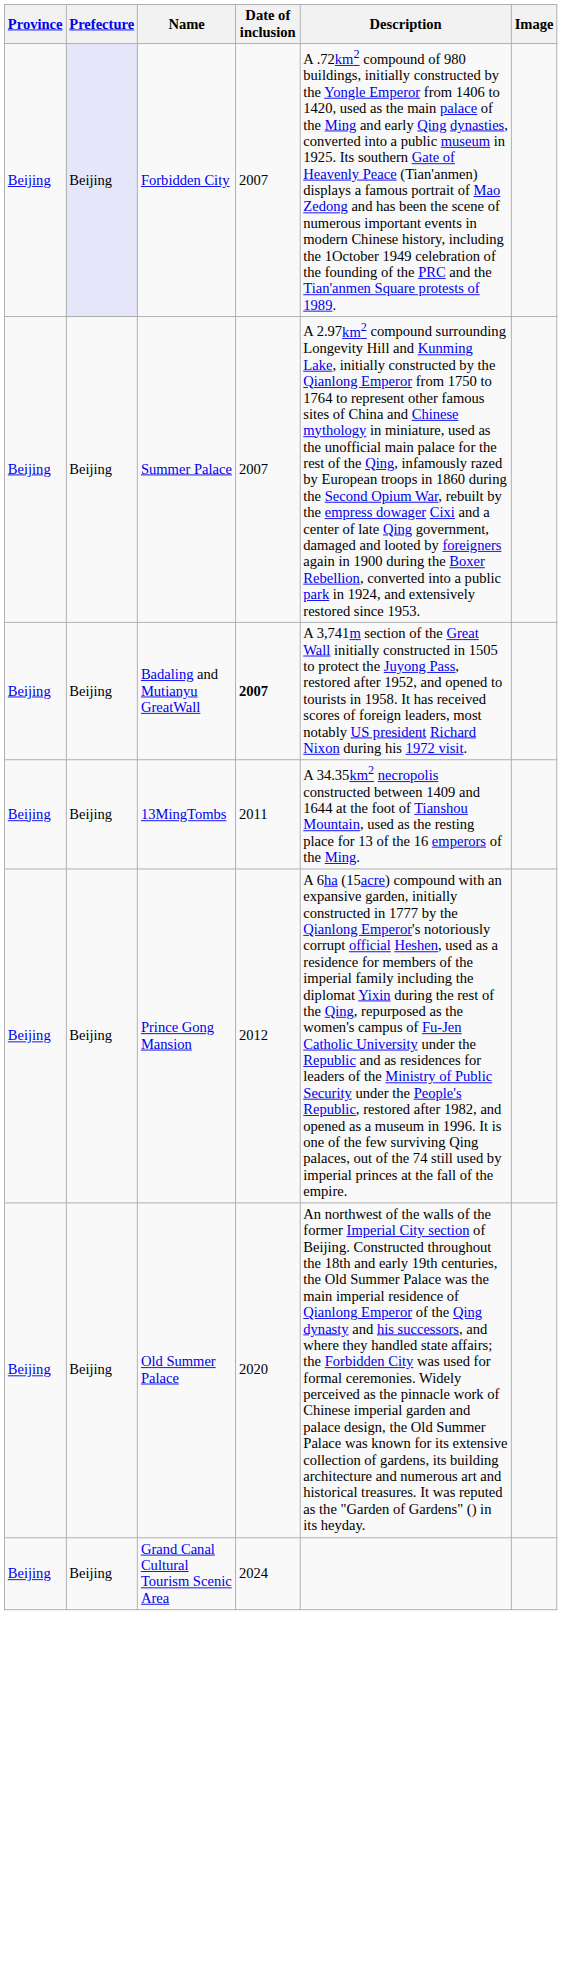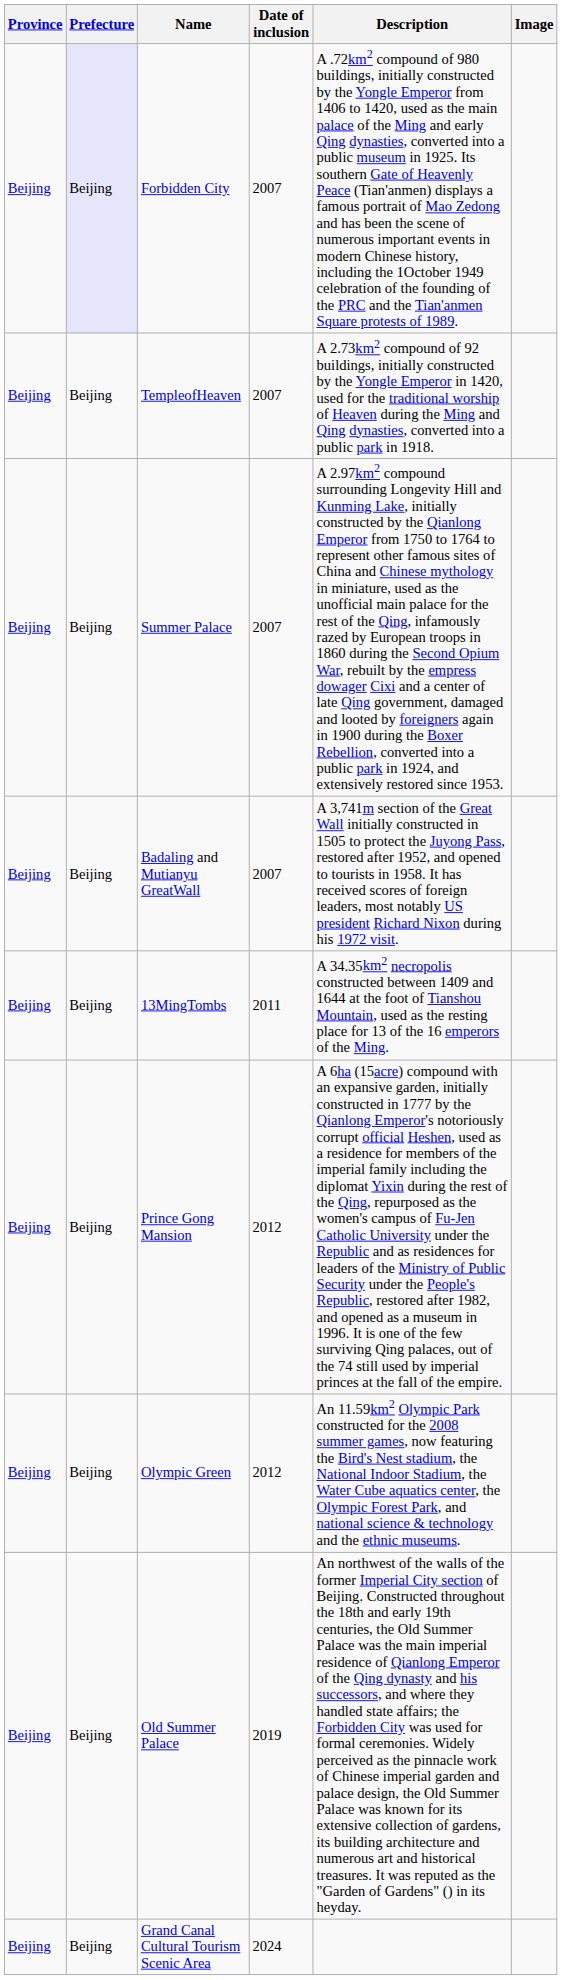+ row: (191, 395)
(254, 691) bold -> (267, 873) normal
+ row: (186, 1473)
(254, 1370) 2020 -> (267, 1735) 2019
